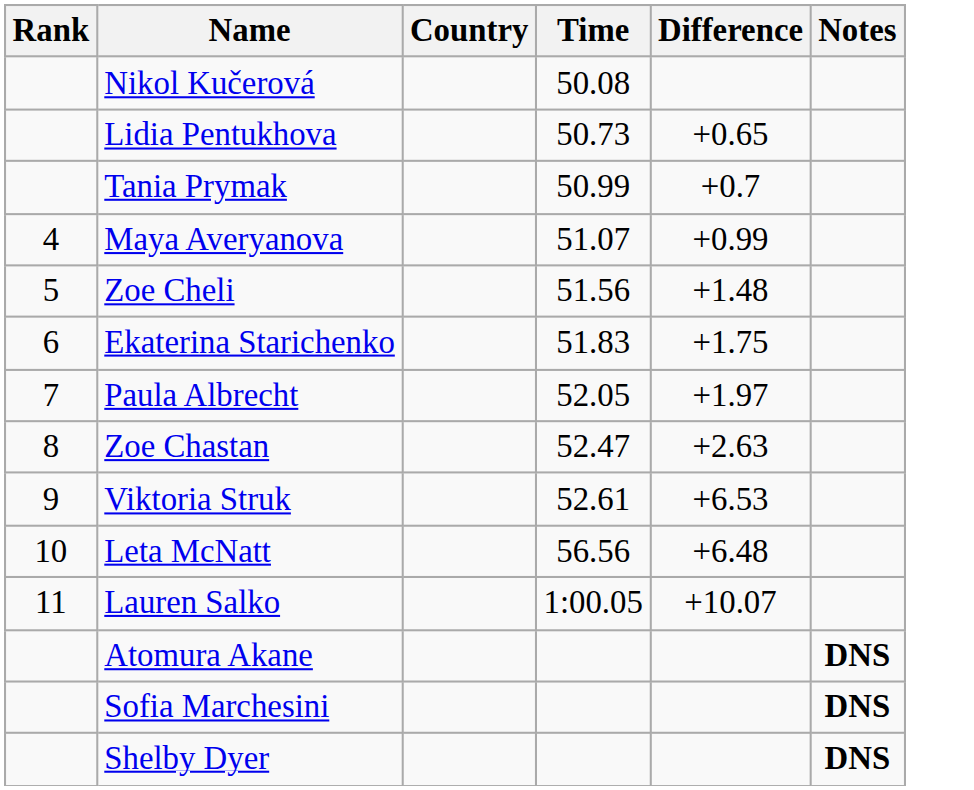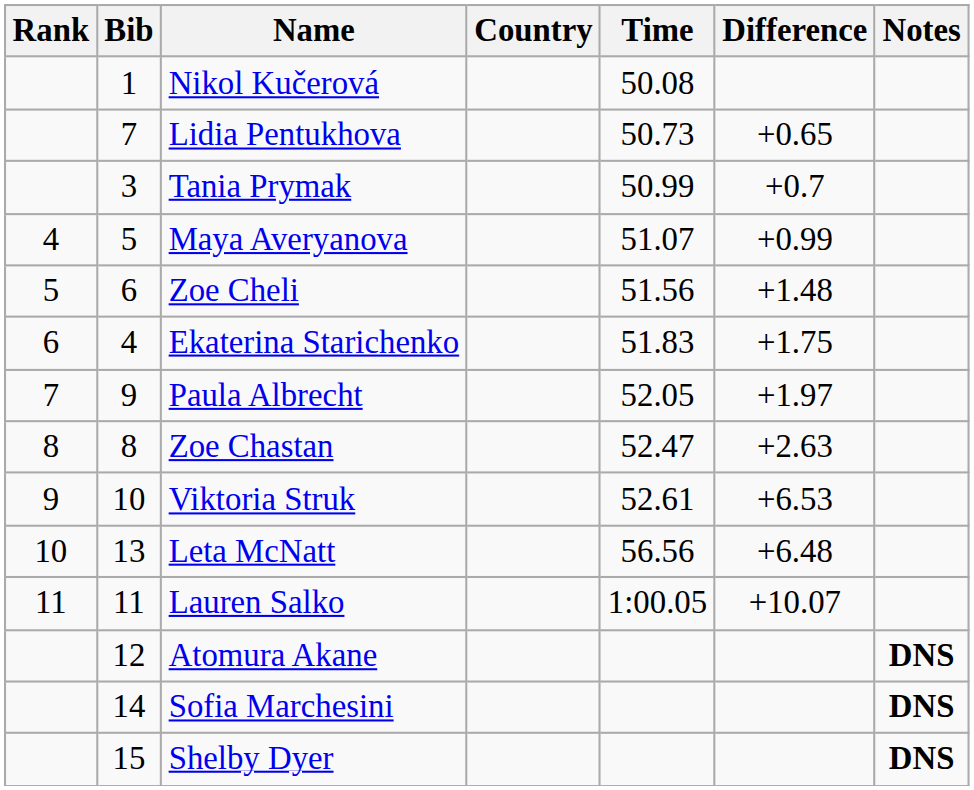+ column: (129, 30)
